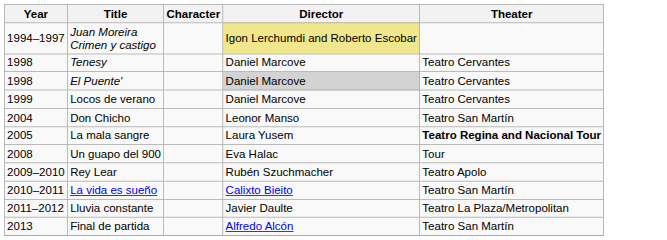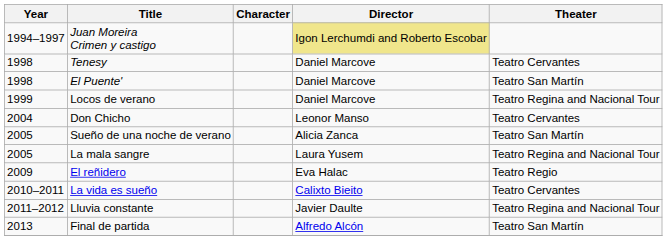(266, 81) lightgrey background -> (335, 81) no background
(466, 81) Teatro Cervantes -> (538, 81) Teatro San Martín
(466, 99) Teatro Cervantes -> (576, 99) Teatro Regina and Nacional Tour
(468, 118) Teatro San Martín -> (536, 118) Teatro Cervantes
+ row: (150, 136)
(512, 136) bold -> (576, 154) normal
- row: (116, 154)
+ row: (98, 172)
- row: (93, 172)
(468, 190) Teatro San Martín -> (536, 190) Teatro Cervantes
(496, 209) Teatro La Plaza/Metropolitan -> (576, 209) Teatro Regina and Nacional Tour
